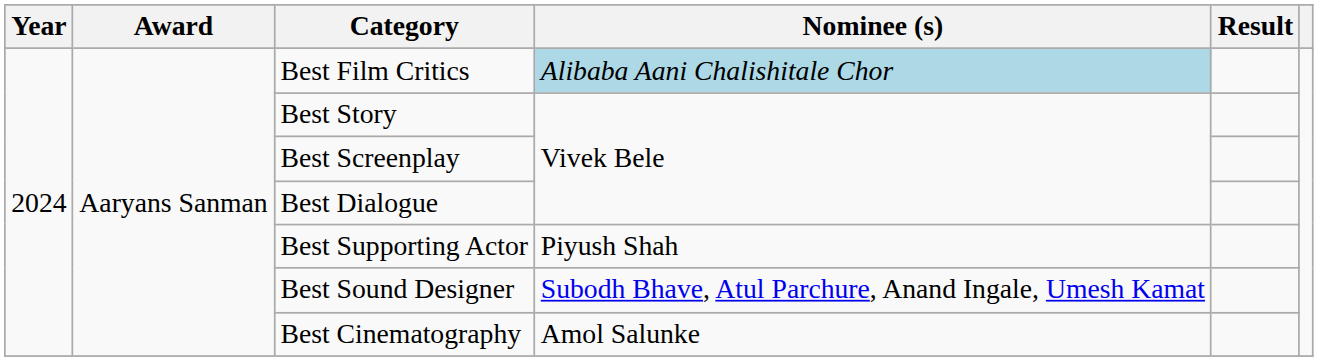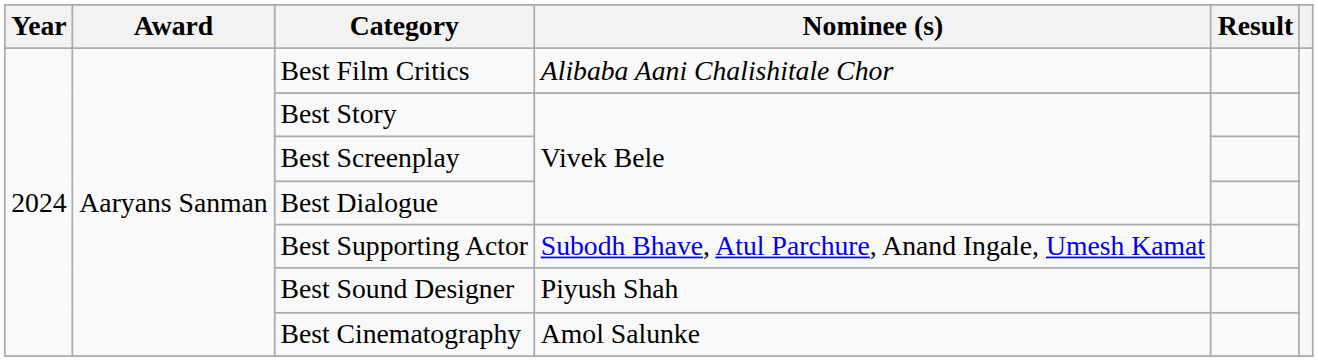(717, 70) lightblue background -> (717, 70) no background
(610, 245) Piyush Shah -> (873, 245) Subodh Bhave, Atul Parchure, Anand Ingale, Umesh Kamat
(873, 289) Subodh Bhave, Atul Parchure, Anand Ingale, Umesh Kamat -> (610, 289) Piyush Shah
